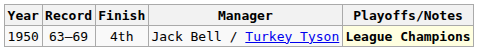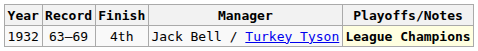(23, 36) 1950 -> (23, 36) 1932
